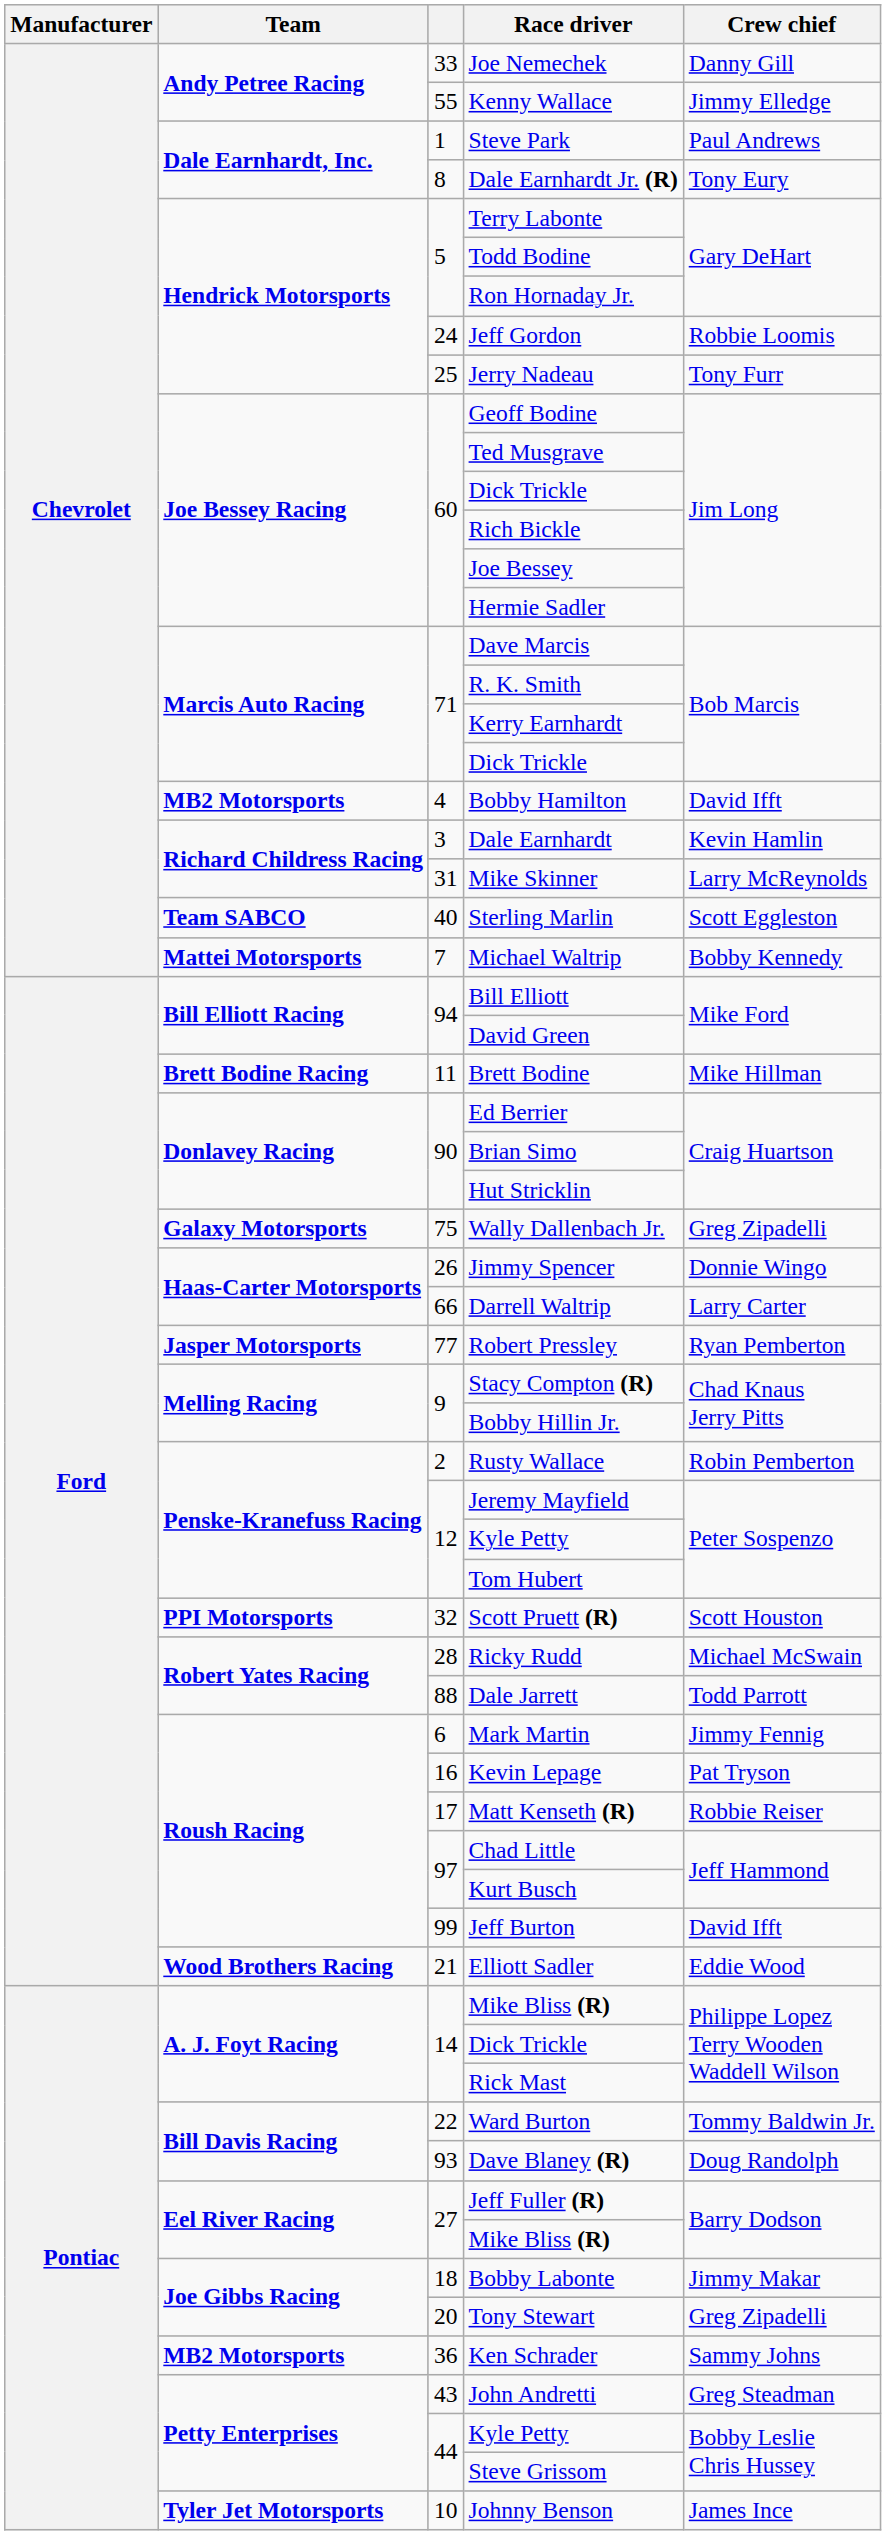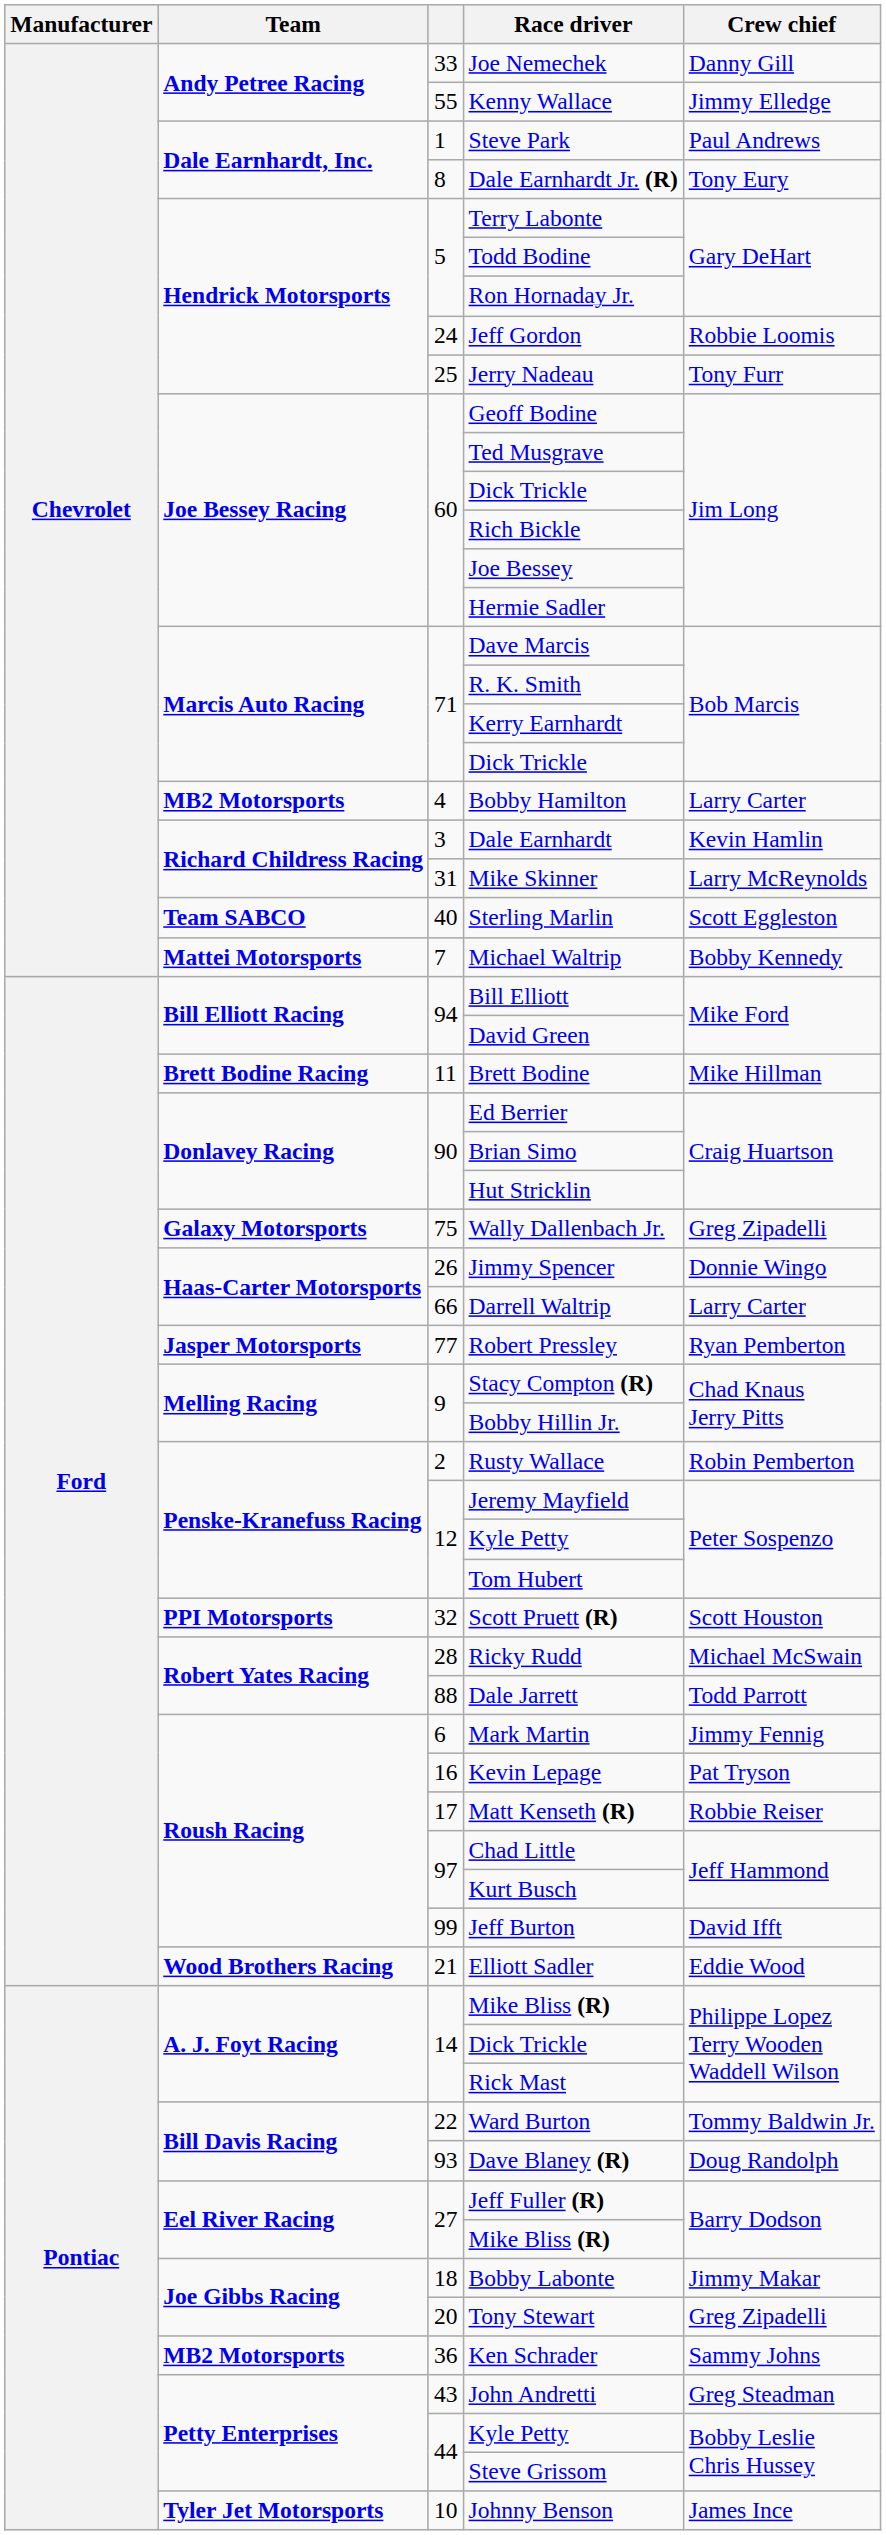(735, 801) David Ifft -> (747, 801) Larry Carter
